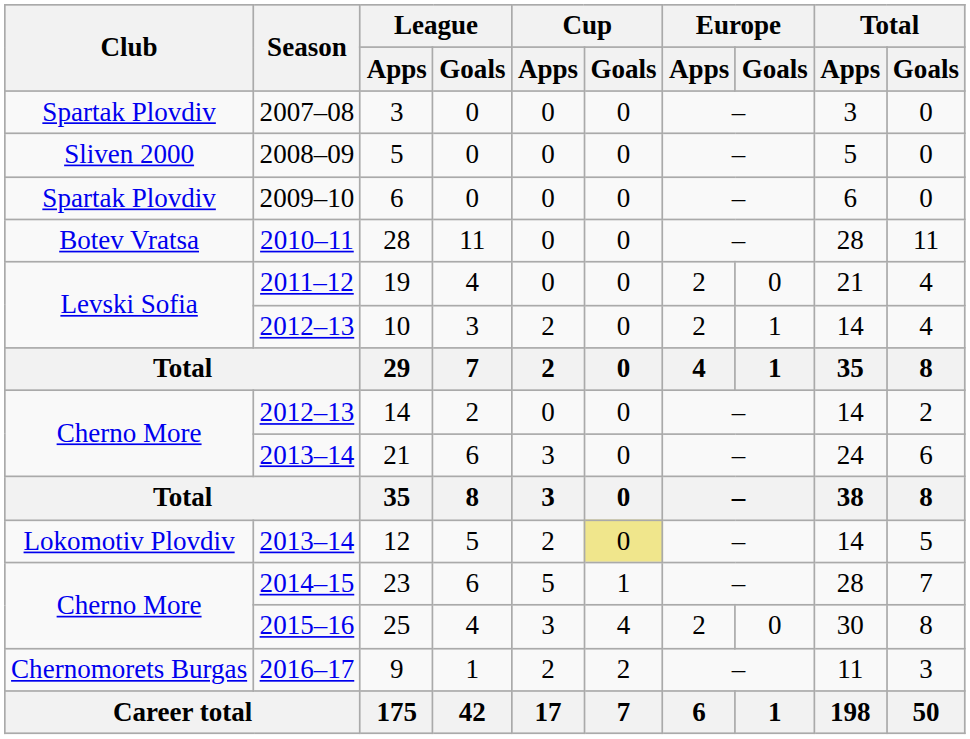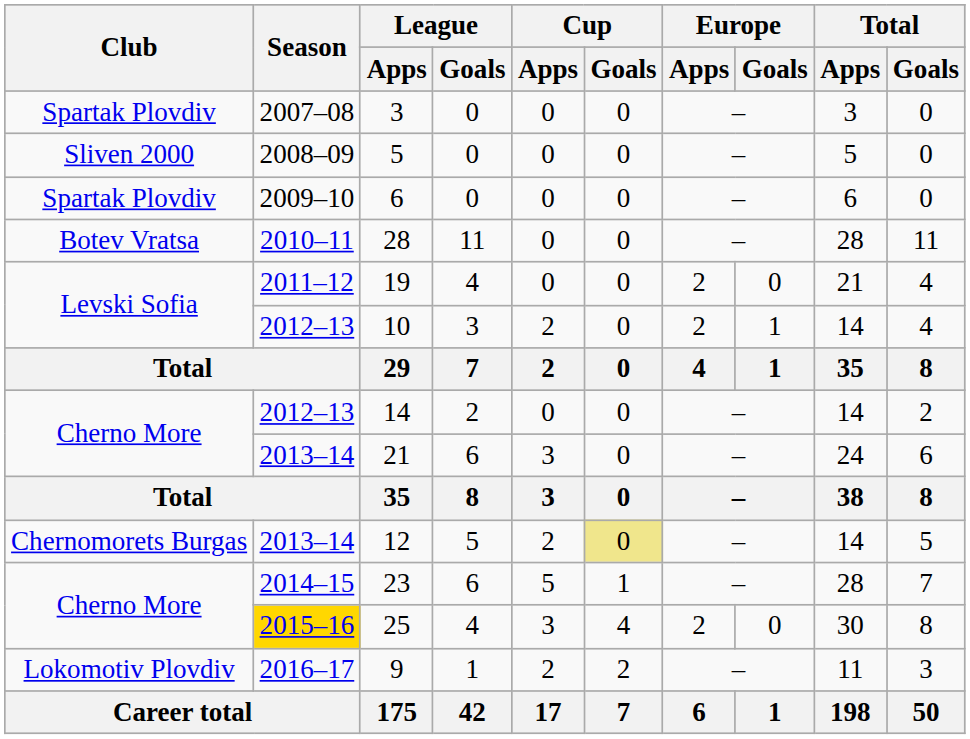(129, 540) Lokomotiv Plovdiv -> (129, 540) Chernomorets Burgas
(307, 626) no background -> (307, 626) gold background
(129, 669) Chernomorets Burgas -> (129, 669) Lokomotiv Plovdiv
